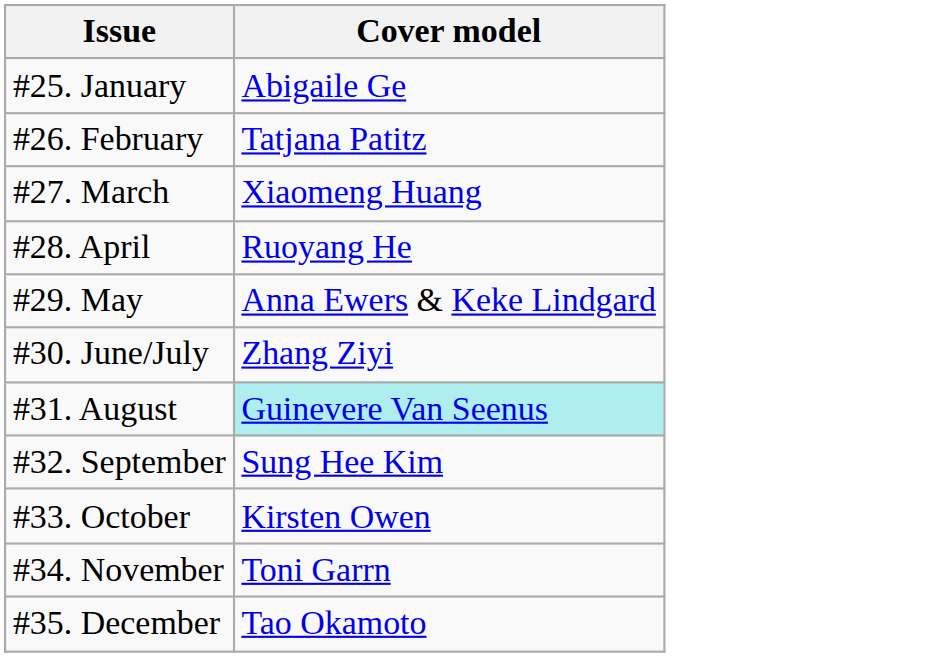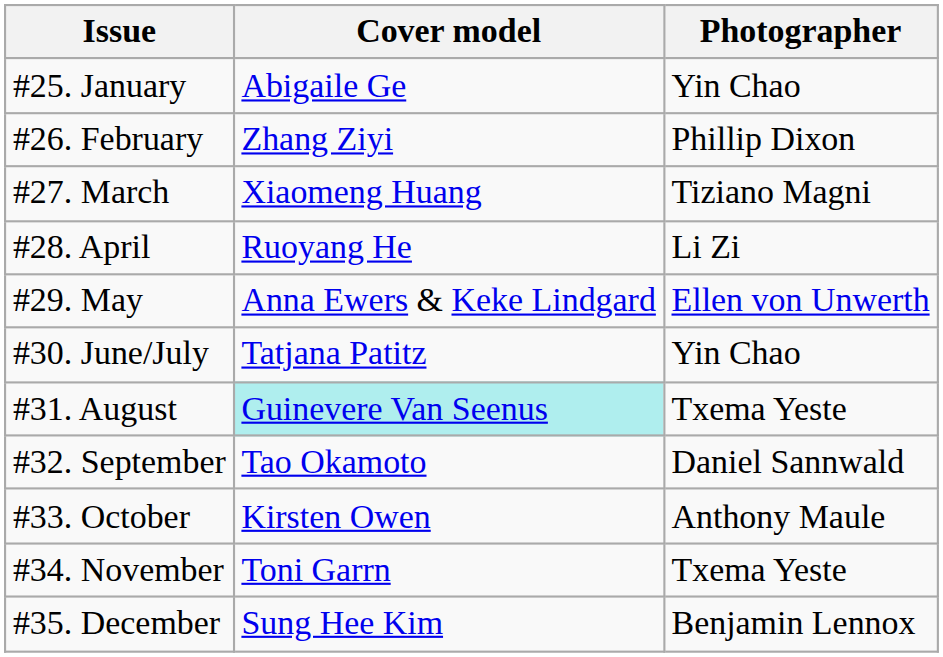+ column: (801, 31)
(334, 138) Tatjana Patitz -> (317, 138) Zhang Ziyi
(317, 354) Zhang Ziyi -> (334, 354) Tatjana Patitz
(342, 461) Sung Hee Kim -> (334, 461) Tao Okamoto
(334, 623) Tao Okamoto -> (342, 623) Sung Hee Kim
